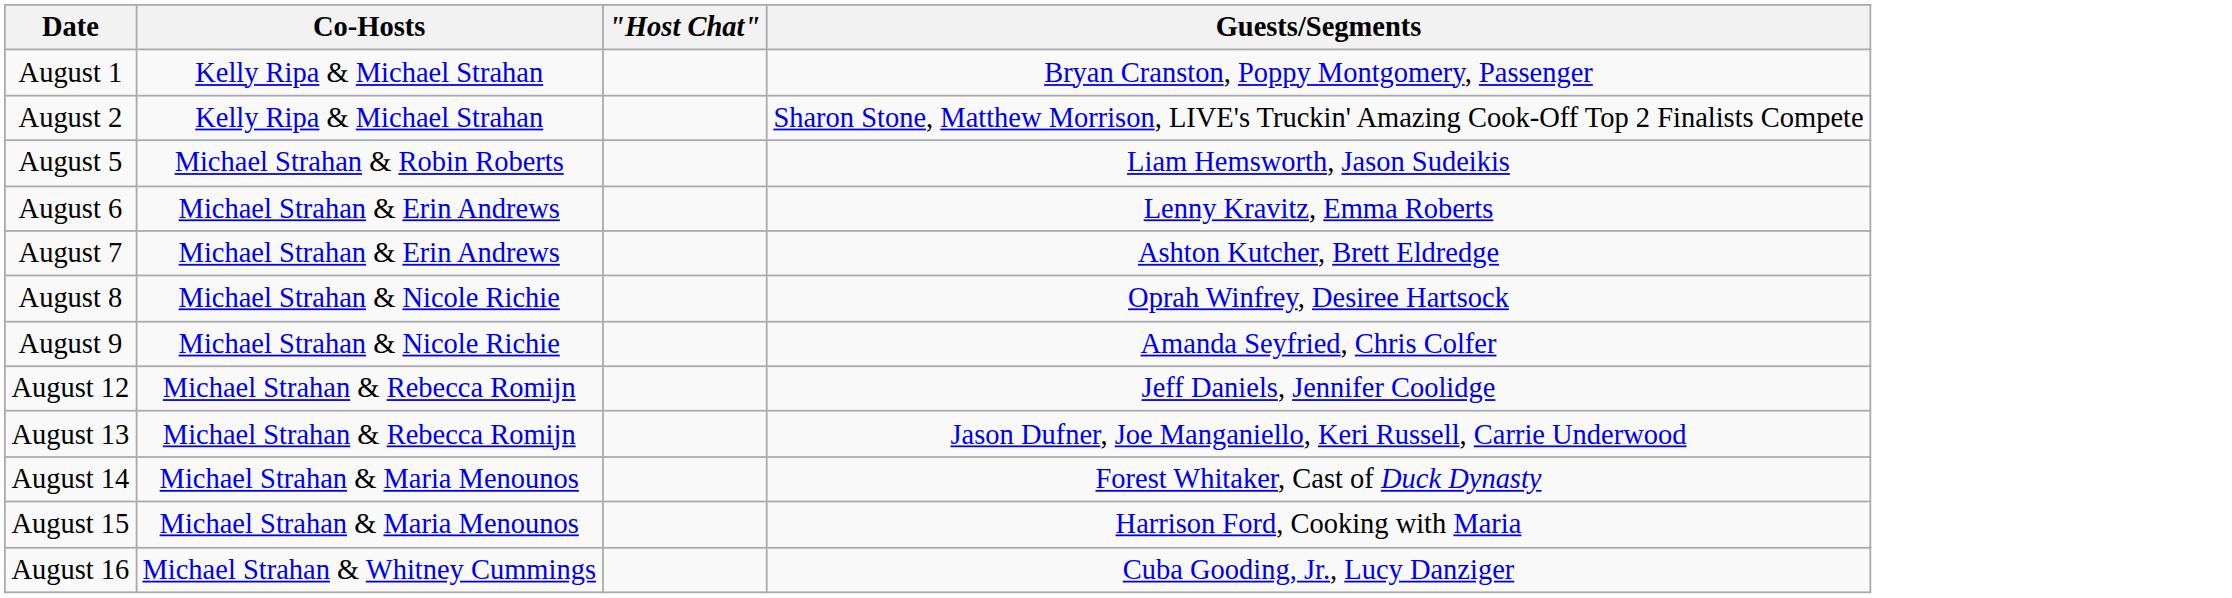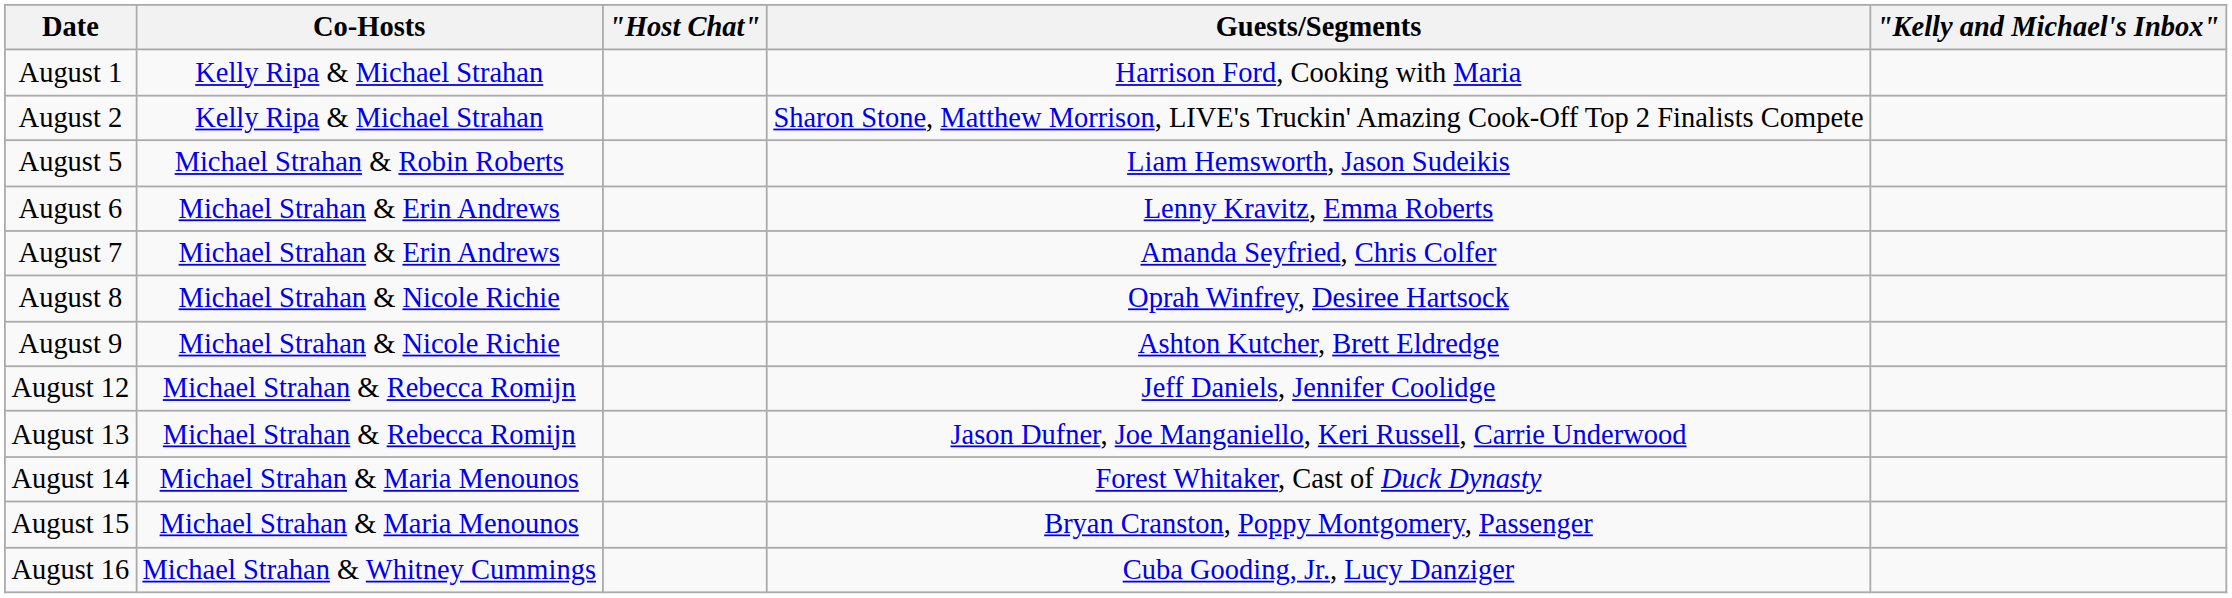+ column: (2048, 27)
(1318, 72) Bryan Cranston, Poppy Montgomery, Passenger -> (1318, 72) Harrison Ford, Cooking with Maria
(1319, 252) Ashton Kutcher, Brett Eldredge -> (1318, 252) Amanda Seyfried, Chris Colfer
(1318, 343) Amanda Seyfried, Chris Colfer -> (1319, 343) Ashton Kutcher, Brett Eldredge
(1318, 523) Harrison Ford, Cooking with Maria -> (1318, 523) Bryan Cranston, Poppy Montgomery, Passenger
